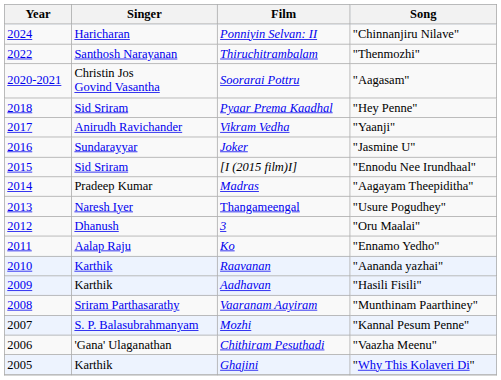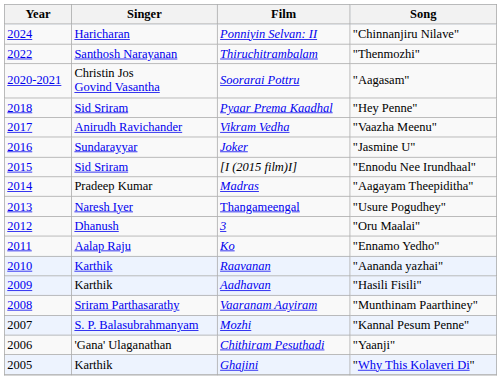(374, 127) "Yaanji" -> (395, 127) "Vaazha Meenu"
(395, 345) "Vaazha Meenu" -> (374, 345) "Yaanji"
